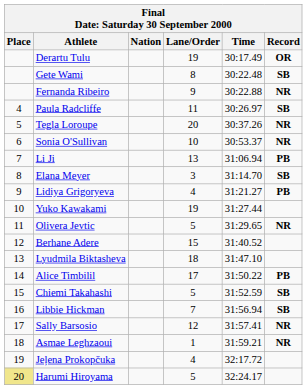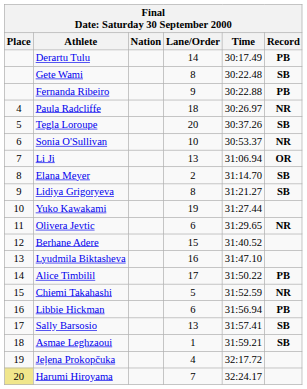(193, 58) 19 -> (193, 58) 14
(283, 58) OR -> (283, 58) PB
(283, 91) NR -> (283, 91) PB
(193, 108) 11 -> (193, 108) 18
(283, 108) SB -> (283, 108) NR
(283, 125) NR -> (283, 125) SB
(283, 158) PB -> (283, 158) OR
(193, 175) 3 -> (193, 175) 2
(193, 192) 4 -> (193, 192) 8
(283, 192) PB -> (283, 192) SB
(193, 225) 5 -> (193, 225) 6
(193, 259) 18 -> (193, 259) 16
(283, 292) SB -> (283, 292) NR
(193, 309) 7 -> (193, 309) 6
(283, 309) SB -> (283, 309) PB
(193, 326) 12 -> (193, 326) 13
(283, 326) NR -> (283, 326) SB
(283, 342) NR -> (283, 342) SB
(193, 376) 5 -> (193, 376) 7
